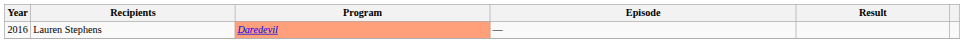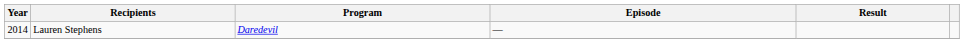(18, 30) 2016 -> (18, 30) 2014
(258, 30) lightsalmon background -> (258, 30) no background
